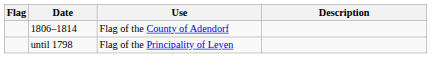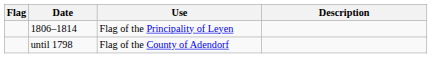(164, 28) Flag of the County of Adendorf -> (166, 28) Flag of the Principality of Leyen
(166, 45) Flag of the Principality of Leyen -> (164, 45) Flag of the County of Adendorf
